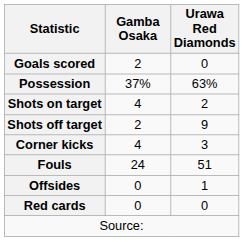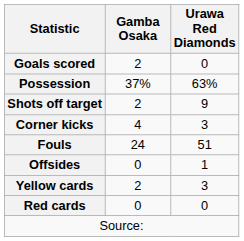- row: (55, 104)
+ row: (55, 185)
